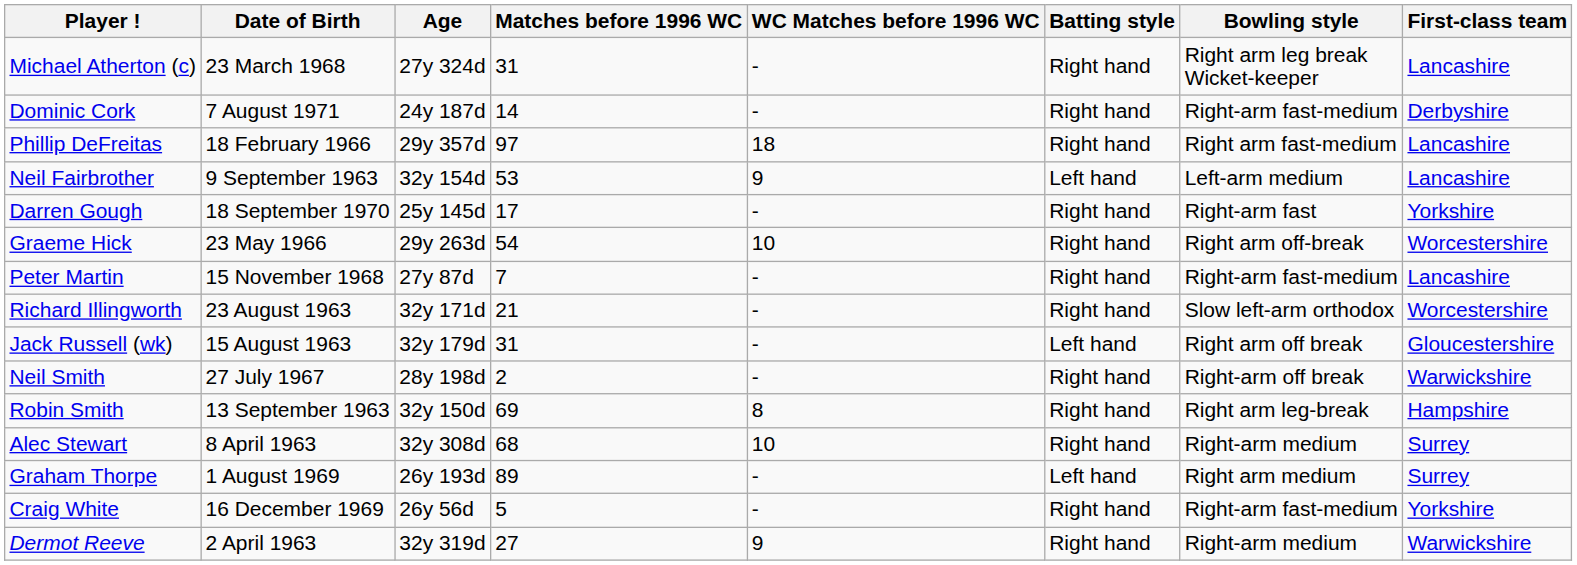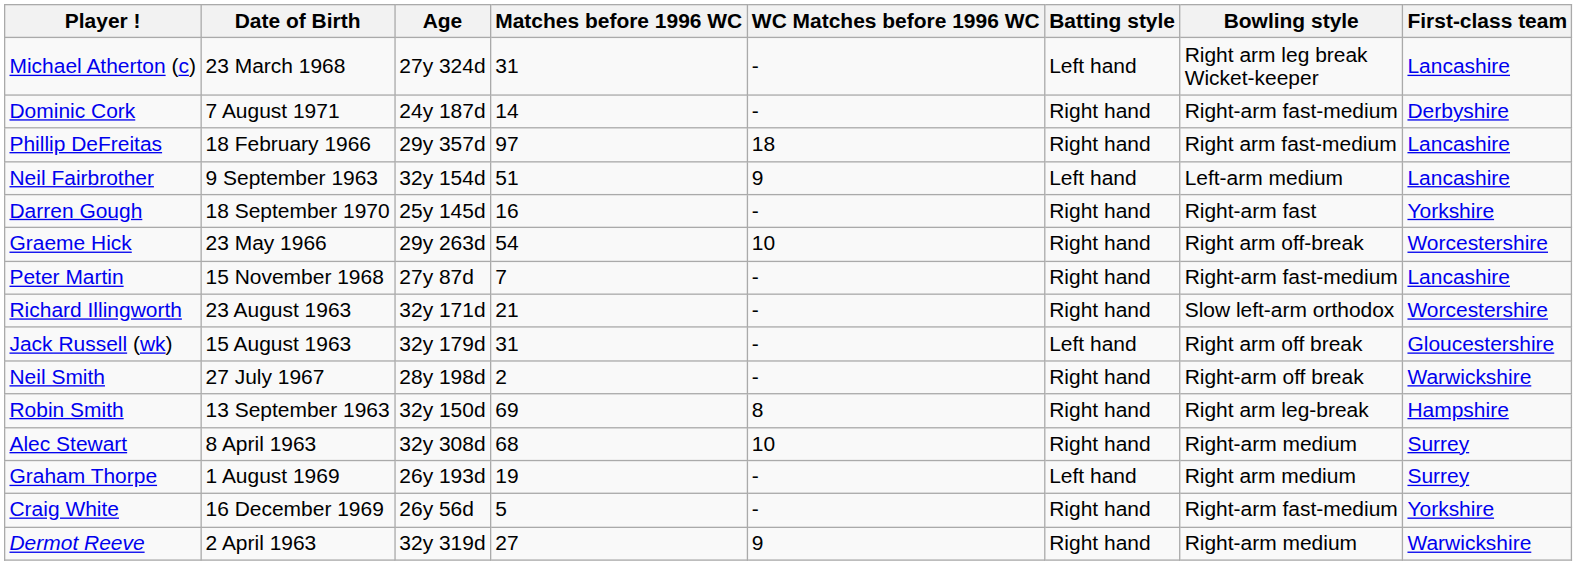(1100, 66) Right hand -> (1093, 66) Left hand
(507, 177) 53 -> (507, 177) 51
(507, 210) 17 -> (507, 210) 16
(507, 476) 89 -> (507, 476) 19
